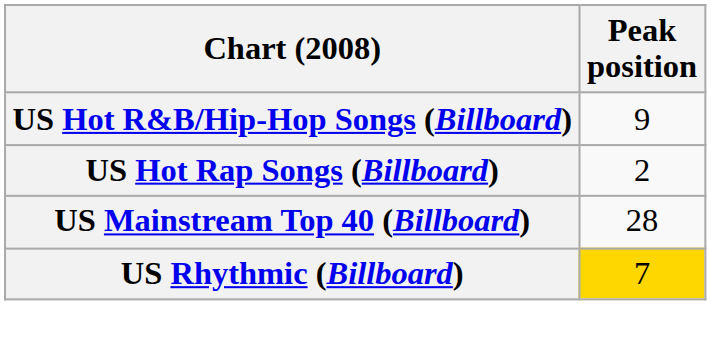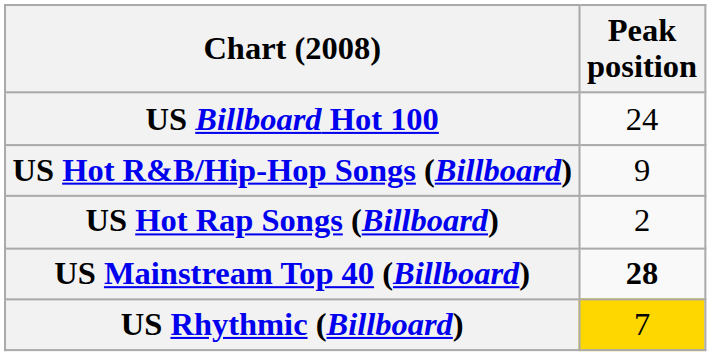+ row: (292, 118)
(642, 221) normal -> (642, 272) bold
